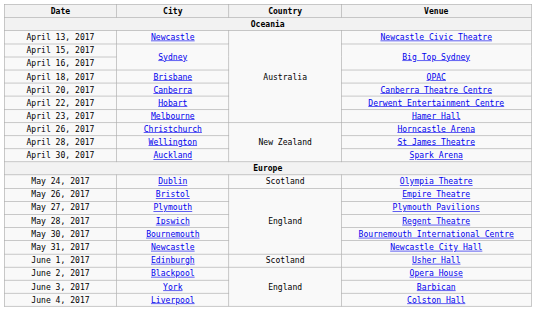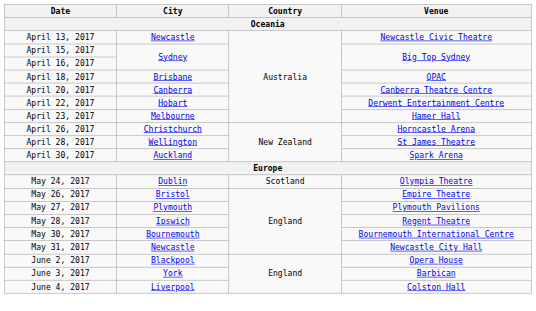- row: (60, 260)
